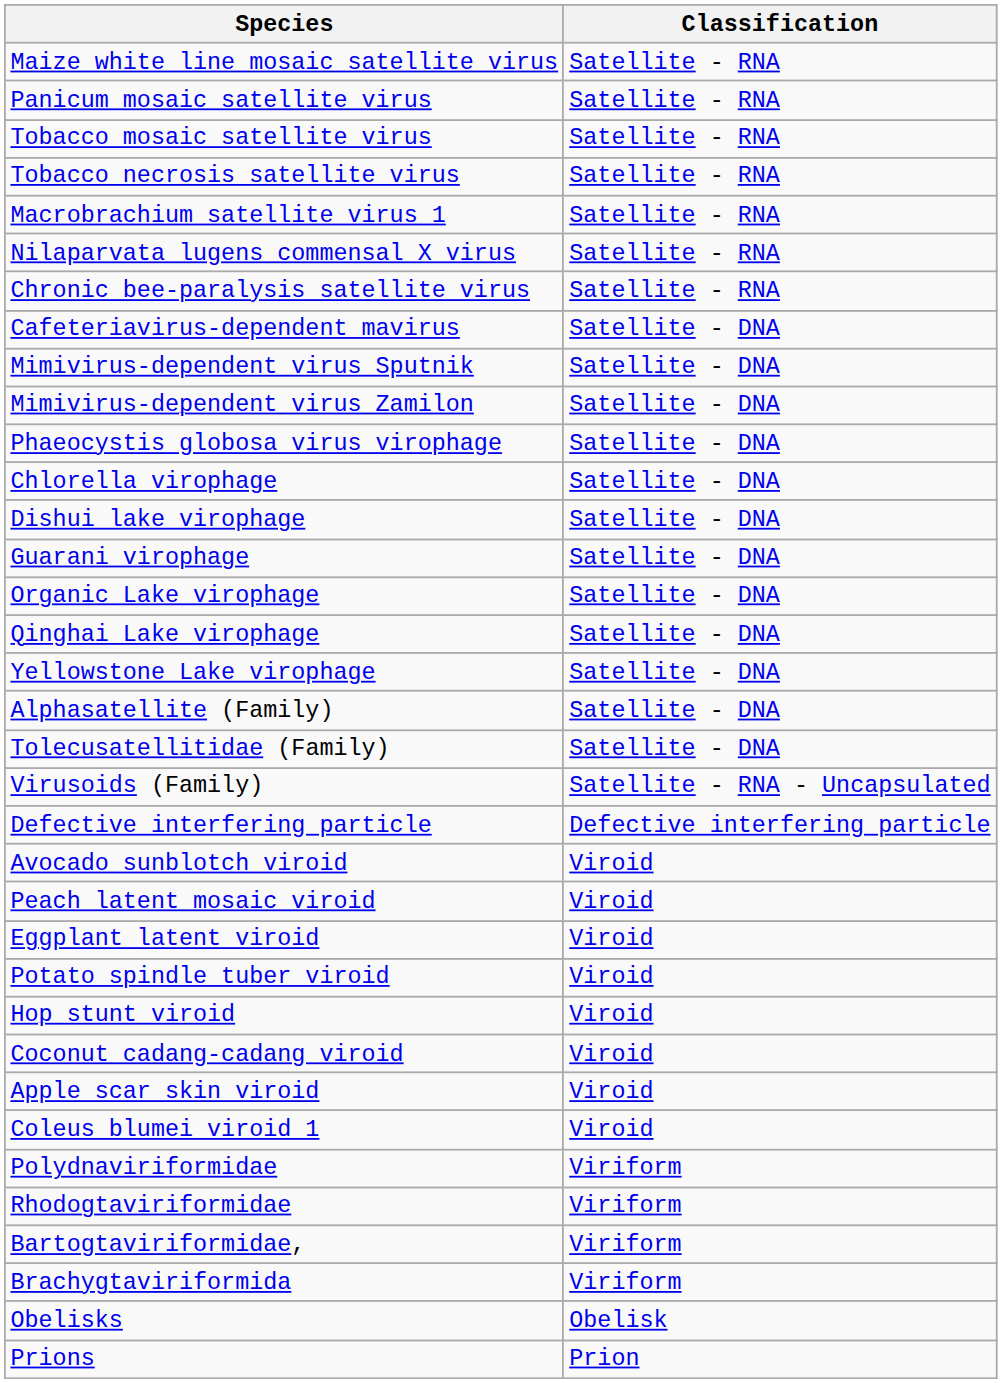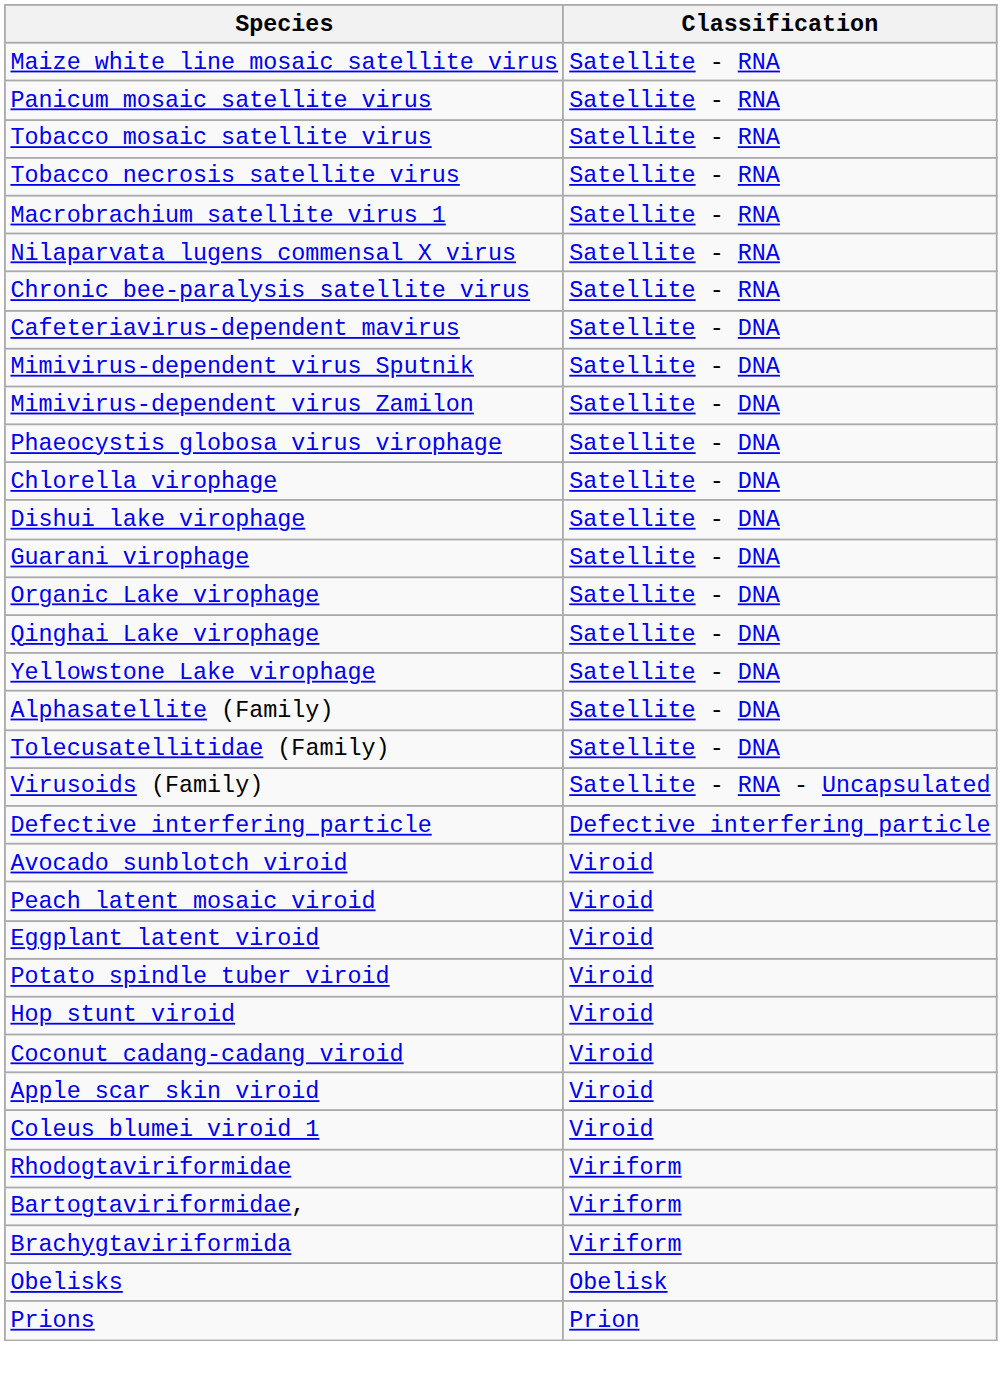- row: (144, 1168)
